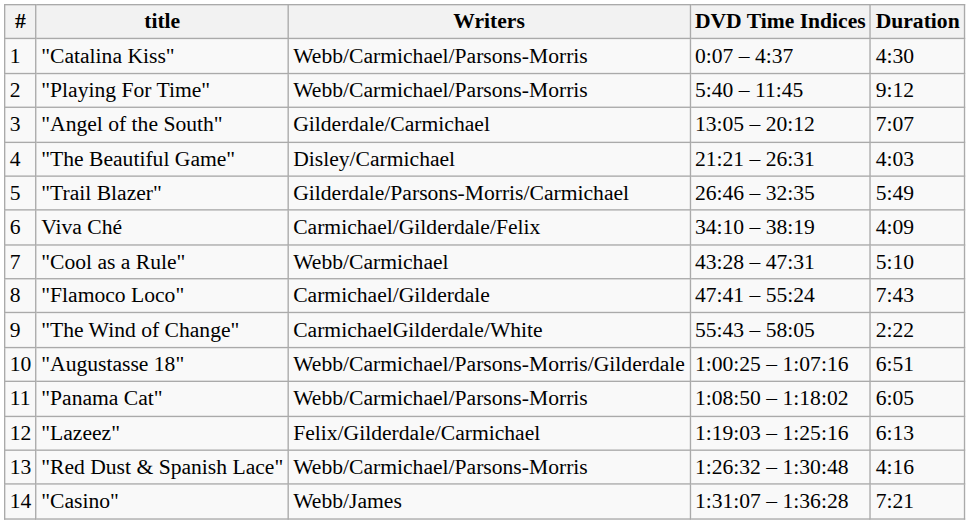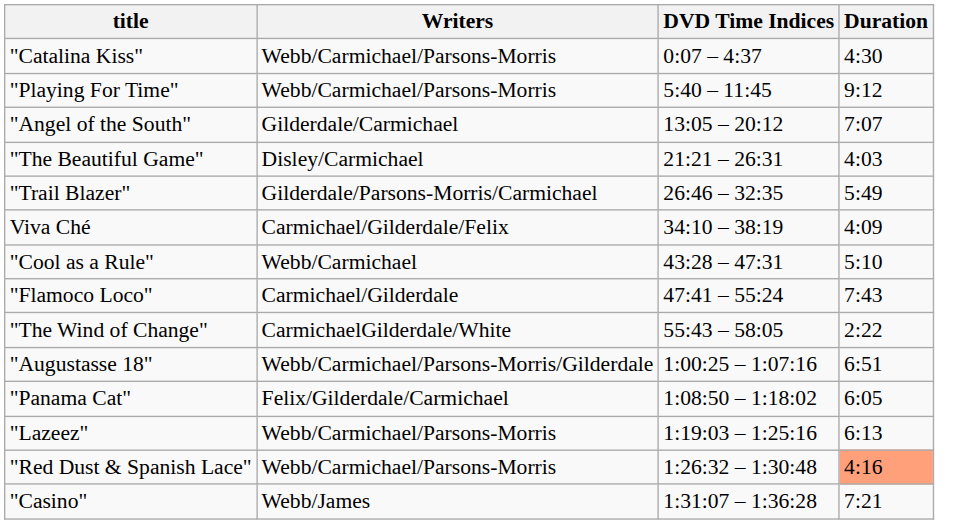- column: (20, 21)
(440, 398) Webb/Carmichael/Parsons-Morris -> (385, 398) Felix/Gilderdale/Carmichael
(417, 432) Felix/Gilderdale/Carmichael -> (409, 432) Webb/Carmichael/Parsons-Morris
(895, 466) no background -> (863, 466) lightsalmon background
